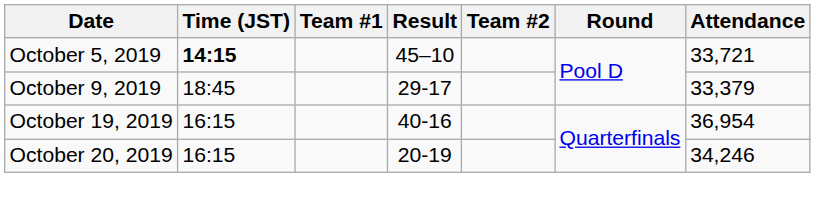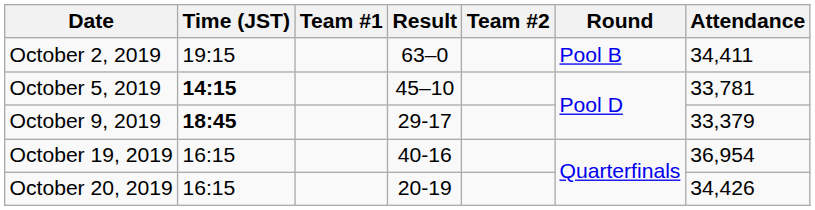+ row: (85, 54)
(722, 54) 33,721 -> (722, 88) 33,781
(209, 88) normal -> (209, 121) bold
(722, 155) 34,246 -> (722, 188) 34,426
